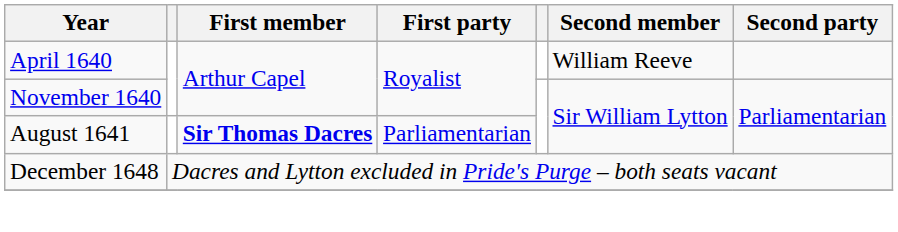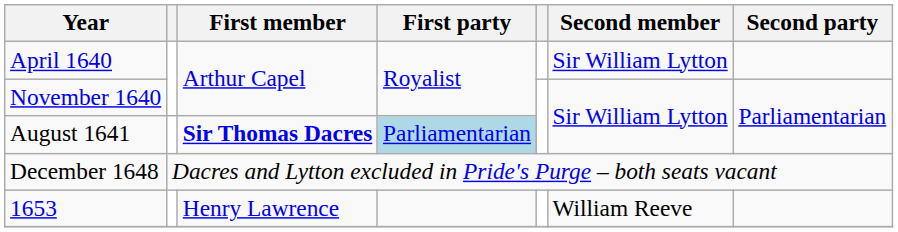(622, 60) William Reeve -> (640, 60) Sir William Lytton
(457, 134) no background -> (457, 134) lightblue background
+ row: (33, 208)
